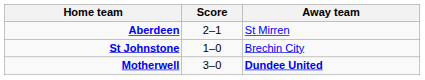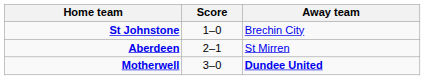rows swapped: (154, 30) <-> (144, 48)
